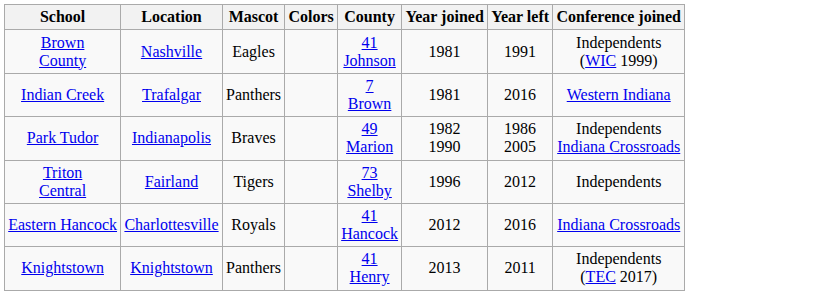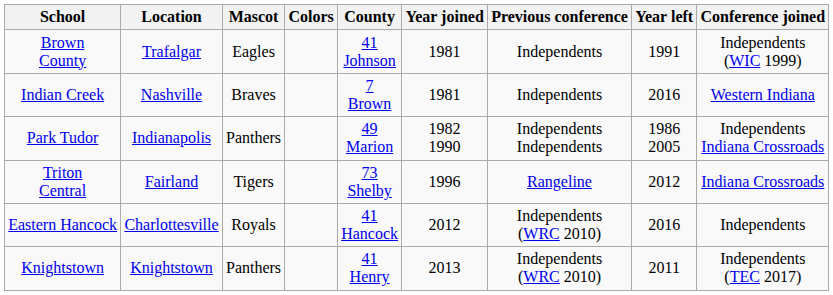+ column: (560, 17)
(172, 51) Nashville -> (172, 51) Trafalgar
(172, 94) Trafalgar -> (172, 94) Nashville
(254, 94) Panthers -> (254, 94) Braves
(254, 138) Braves -> (254, 138) Panthers
(619, 181) Independents -> (763, 181) Indiana Crossroads
(619, 225) Indiana Crossroads -> (763, 225) Independents
